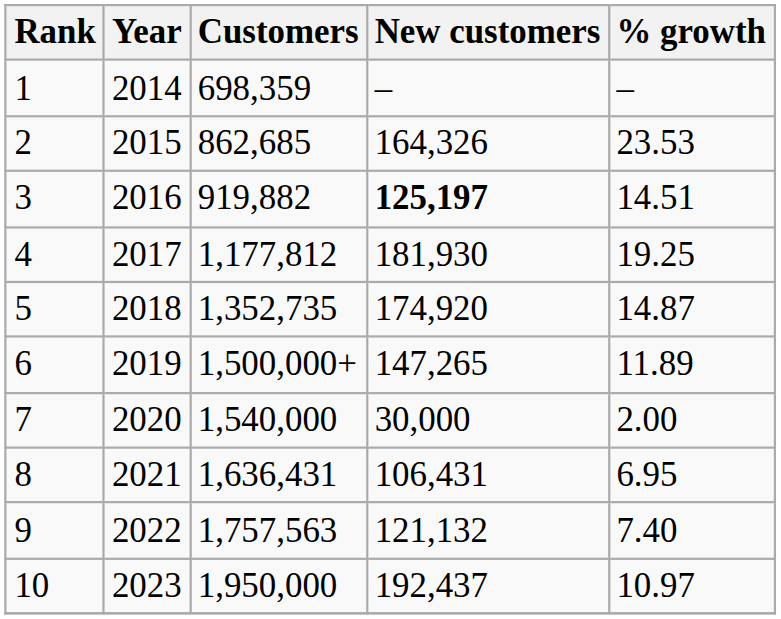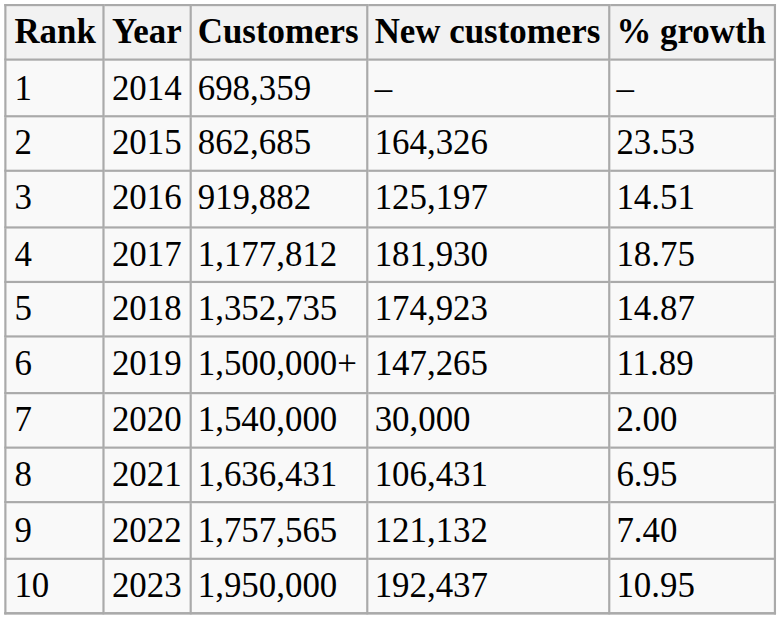(431, 198) bold -> (431, 198) normal
(656, 253) 19.25 -> (656, 253) 18.75
(431, 308) 174,920 -> (431, 308) 174,923
(268, 530) 1,757,563 -> (268, 530) 1,757,565
(656, 585) 10.97 -> (656, 585) 10.95
